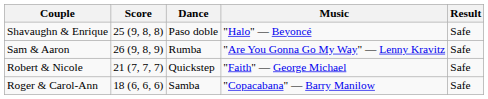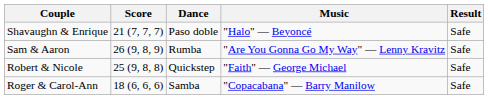(138, 31) 25 (9, 8, 8) -> (138, 31) 21 (7, 7, 7)
(138, 67) 21 (7, 7, 7) -> (138, 67) 25 (9, 8, 8)
